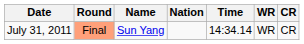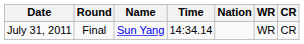columns swapped: (187, 13) <-> (230, 13)
(94, 30) lightsalmon background -> (94, 30) no background
